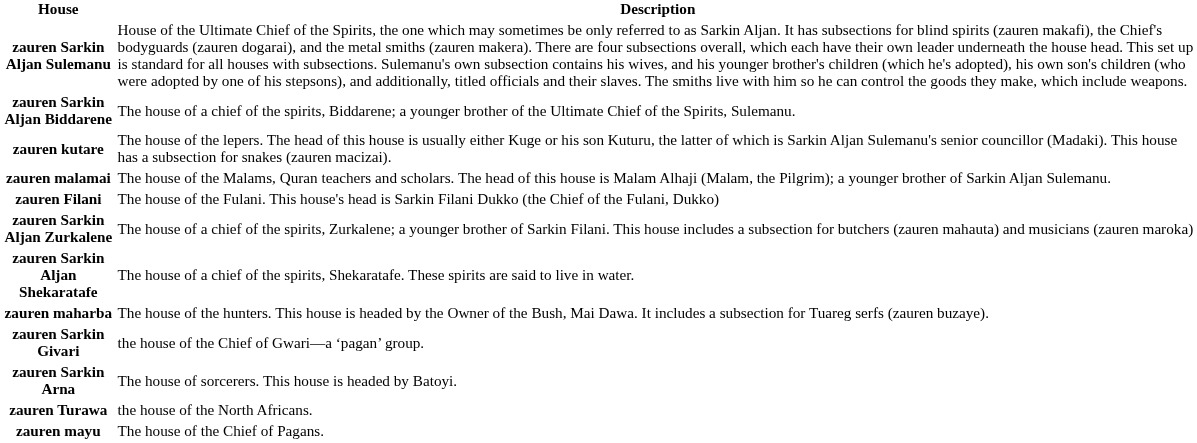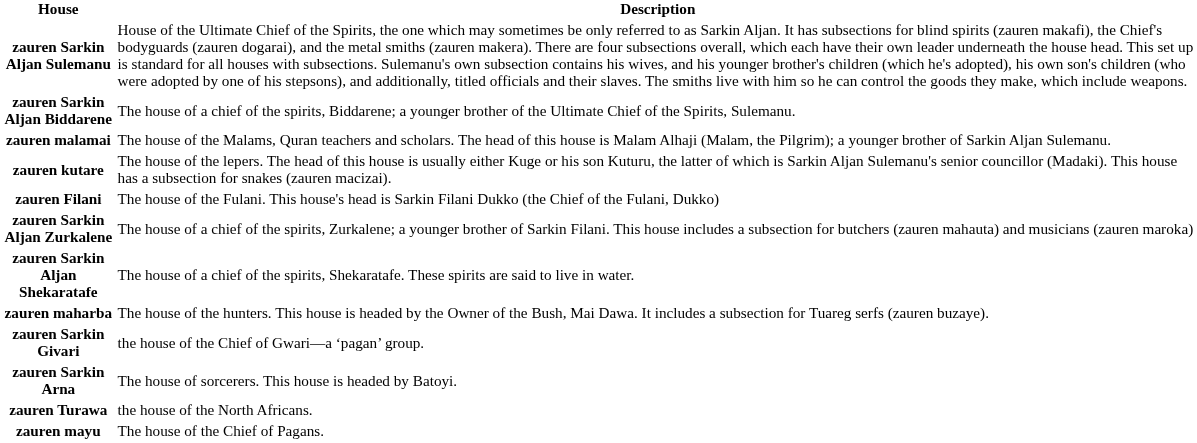rows swapped: (58, 178) <-> (58, 149)
